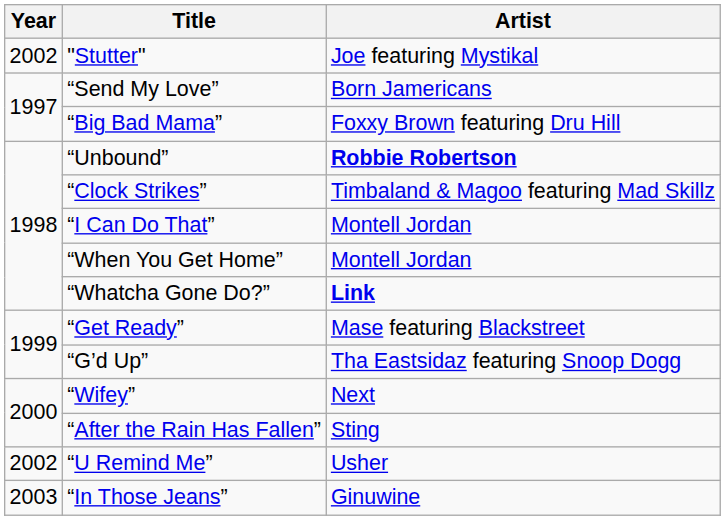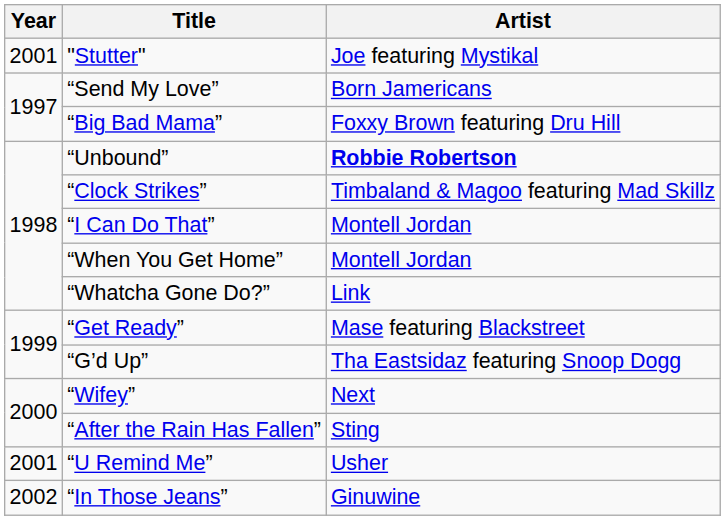(33, 55) 2002 -> (33, 55) 2001
(353, 293) bold -> (351, 293) normal
(33, 463) 2002 -> (33, 463) 2001
(33, 497) 2003 -> (33, 497) 2002
